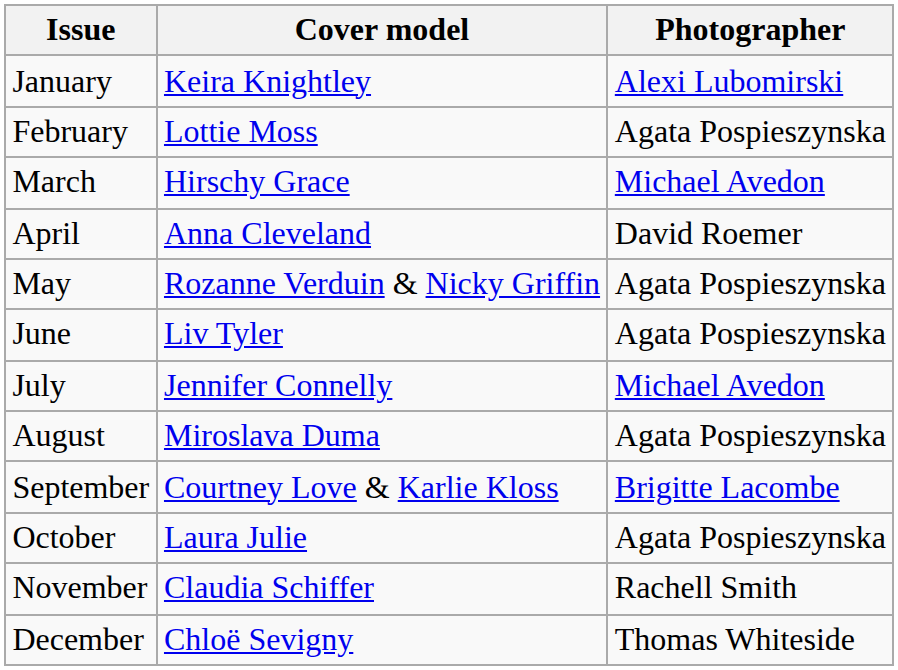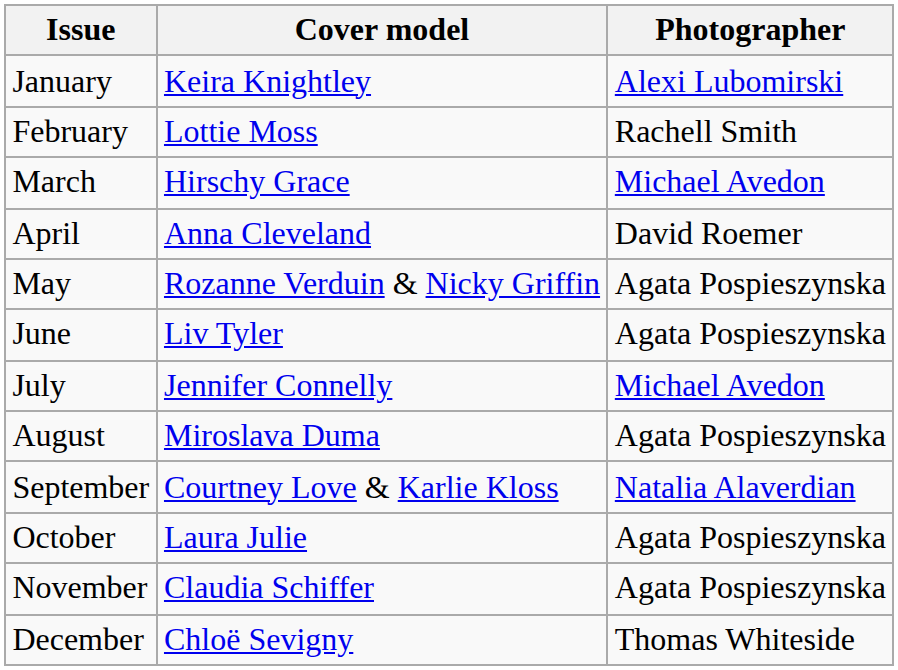(750, 131) Agata Pospieszynska -> (706, 131) Rachell Smith
(727, 486) Brigitte Lacombe -> (735, 486) Natalia Alaverdian
(706, 588) Rachell Smith -> (750, 588) Agata Pospieszynska
